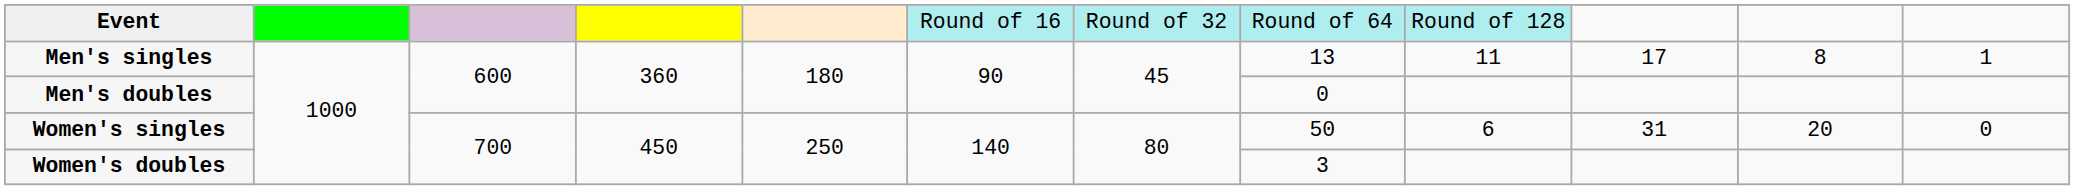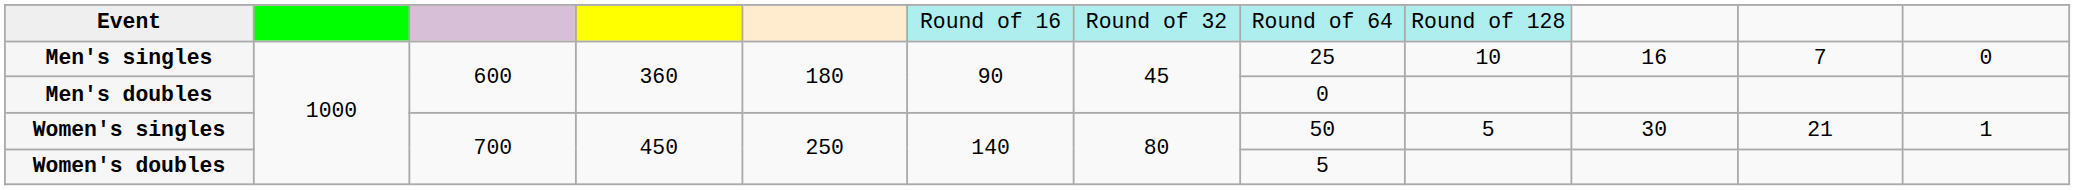(1322, 59) 13 -> (1322, 59) 25
(1488, 59) 11 -> (1488, 59) 10
(1654, 59) 17 -> (1654, 59) 16
(1820, 59) 8 -> (1820, 59) 7
(1986, 59) 1 -> (1986, 59) 0
(1488, 131) 6 -> (1488, 131) 5
(1654, 131) 31 -> (1654, 131) 30
(1820, 131) 20 -> (1820, 131) 21
(1986, 131) 0 -> (1986, 131) 1
(1322, 166) 3 -> (1322, 166) 5
